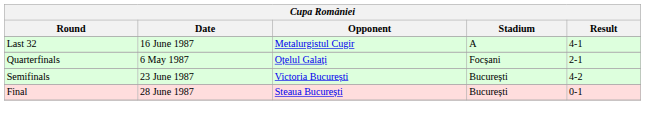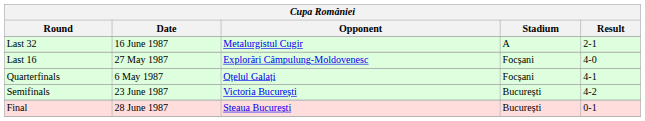(576, 44) 4-1 -> (590, 44) 2-1
+ row: (22, 60)
(576, 60) 2-1 -> (590, 76) 4-1
